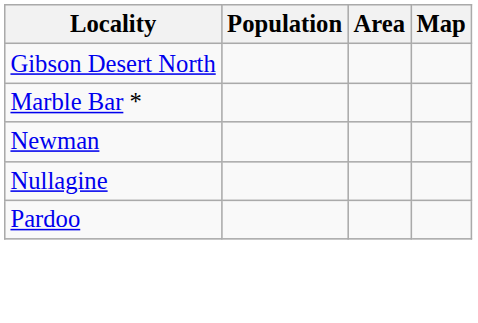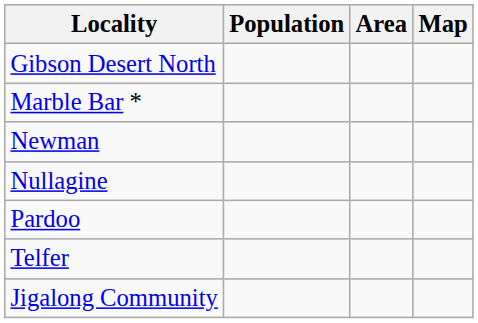+ row: (40, 258)
+ row: (114, 297)
